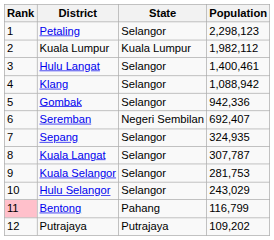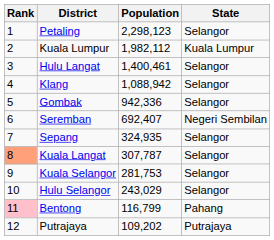columns swapped: (163, 13) <-> (238, 13)
(10, 155) no background -> (10, 155) lightsalmon background
